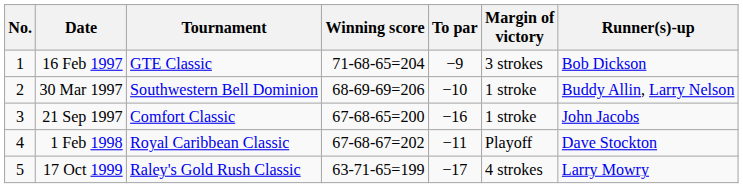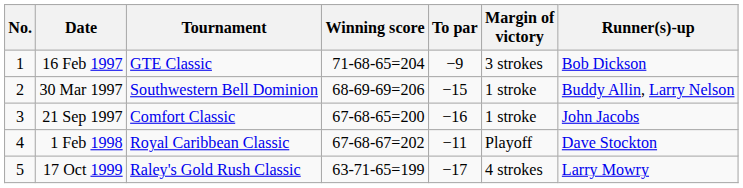(455, 90) −10 -> (455, 90) −15
